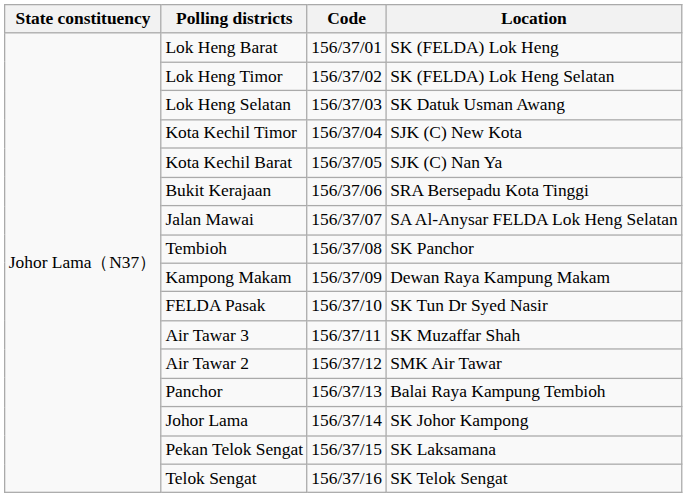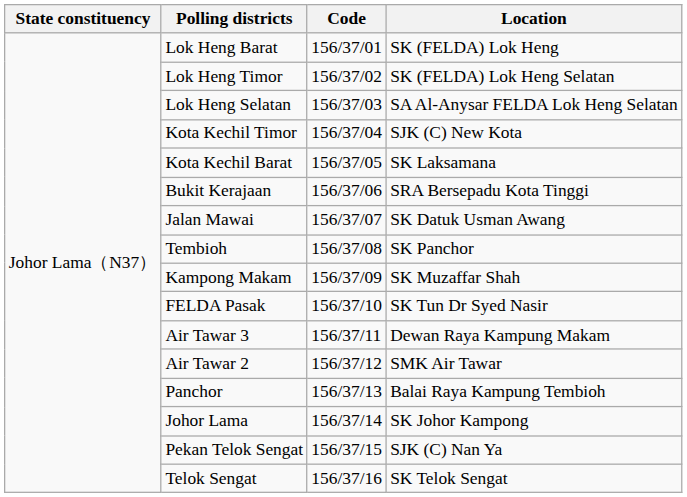(478, 104) SK Datuk Usman Awang -> (534, 104) SA Al-Anysar FELDA Lok Heng Selatan
(446, 162) SJK (C) Nan Ya -> (443, 162) SK Laksamana
(534, 219) SA Al-Anysar FELDA Lok Heng Selatan -> (478, 219) SK Datuk Usman Awang
(500, 276) Dewan Raya Kampung Makam -> (455, 276) SK Muzaffar Shah
(455, 334) SK Muzaffar Shah -> (500, 334) Dewan Raya Kampung Makam
(443, 449) SK Laksamana -> (446, 449) SJK (C) Nan Ya
